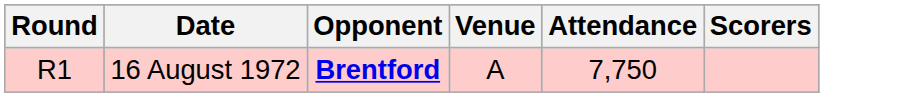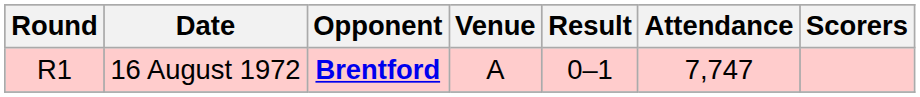+ column: (590, 26)
(623, 69) 7,750 -> (719, 69) 7,747
